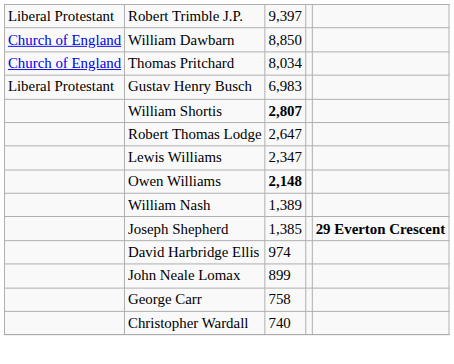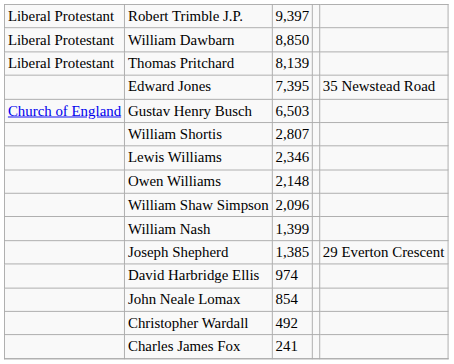(65, 39) Church of England -> (61, 39) Liberal Protestant
(65, 63) Church of England -> (61, 63) Liberal Protestant
(285, 63) 8,034 -> (292, 63) 8,139
+ row: (170, 87)
(61, 87) Liberal Protestant -> (65, 110) Church of England
(285, 87) 6,983 -> (292, 110) 6,503
(285, 110) bold -> (292, 134) normal
- row: (195, 134)
(285, 157) 2,347 -> (292, 157) 2,346
(285, 181) bold -> (292, 181) normal
+ row: (198, 205)
(285, 205) 1,389 -> (292, 228) 1,399
(380, 228) bold -> (384, 252) normal
(280, 275) 899 -> (287, 299) 854
- row: (165, 299)
(280, 323) 740 -> (287, 323) 492
+ row: (184, 346)
